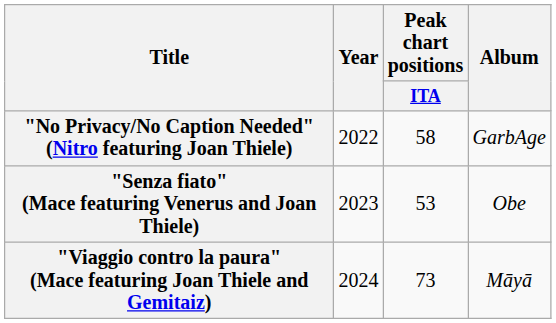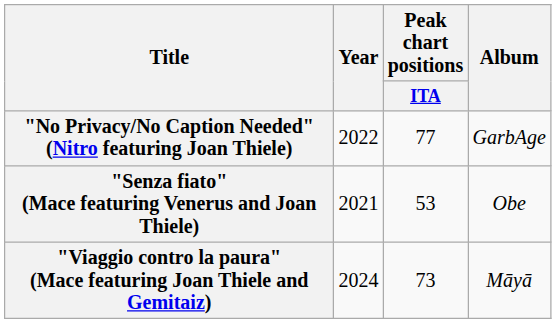(425, 138) 58 -> (425, 138) 77
(358, 203) 2023 -> (358, 203) 2021
